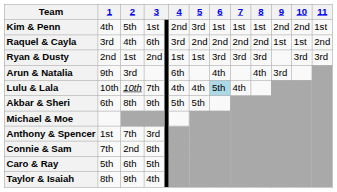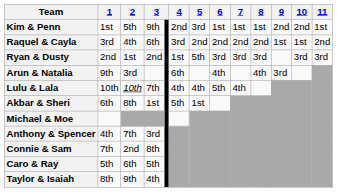(107, 27) 4th -> (106, 27) 1st
(153, 27) 1st -> (153, 27) 9th
(198, 57) 1st -> (198, 57) 5th
(219, 88) lightblue background -> (219, 88) no background
(153, 103) 9th -> (153, 103) 1st
(198, 103) 5th -> (198, 103) 1st
(106, 133) 1st -> (107, 133) 4th
